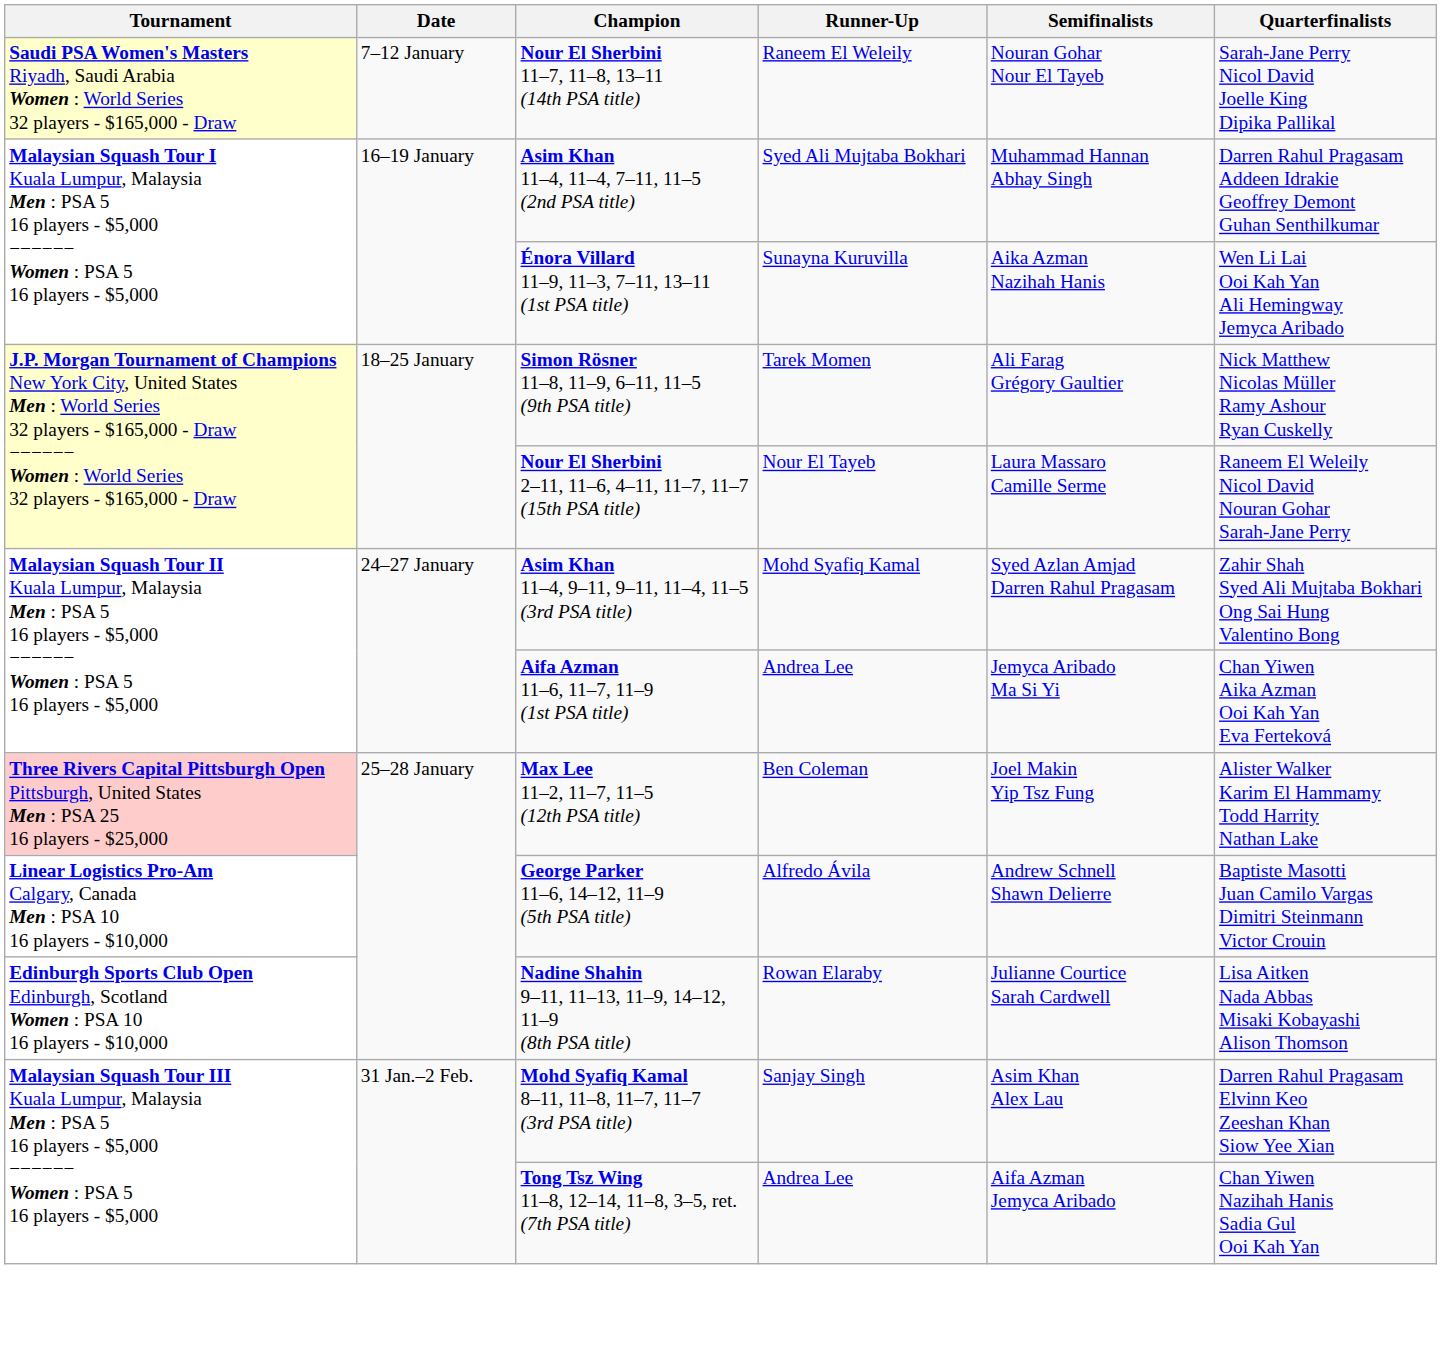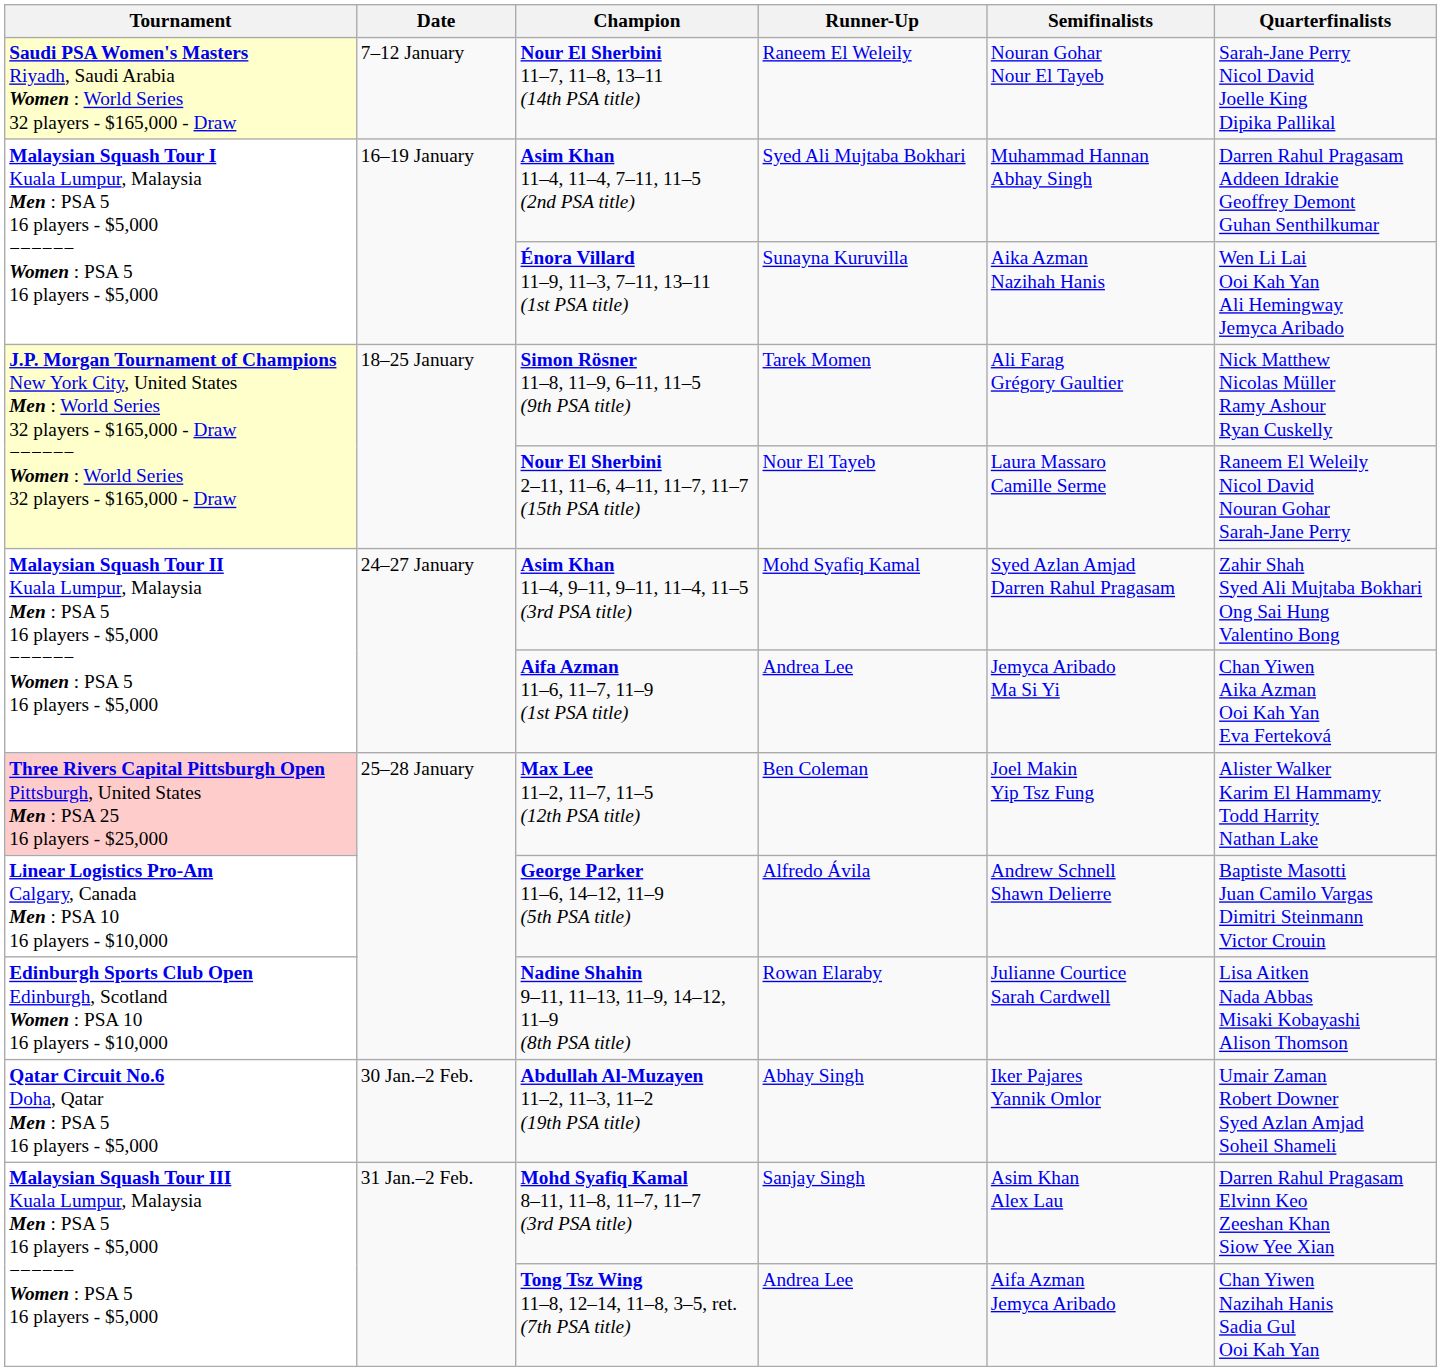+ row: (612, 1098)
